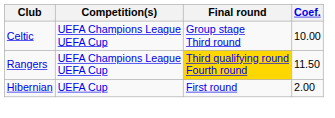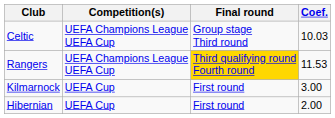(307, 36) 10.00 -> (315, 36) 10.03
(307, 65) 11.50 -> (314, 65) 11.53
+ row: (33, 88)
